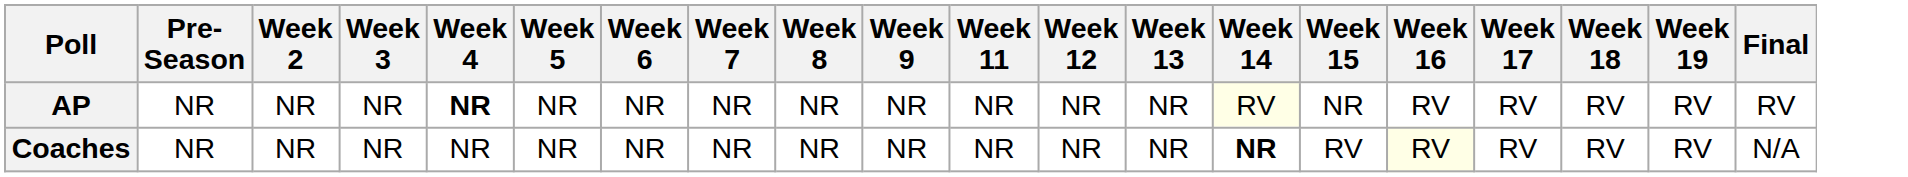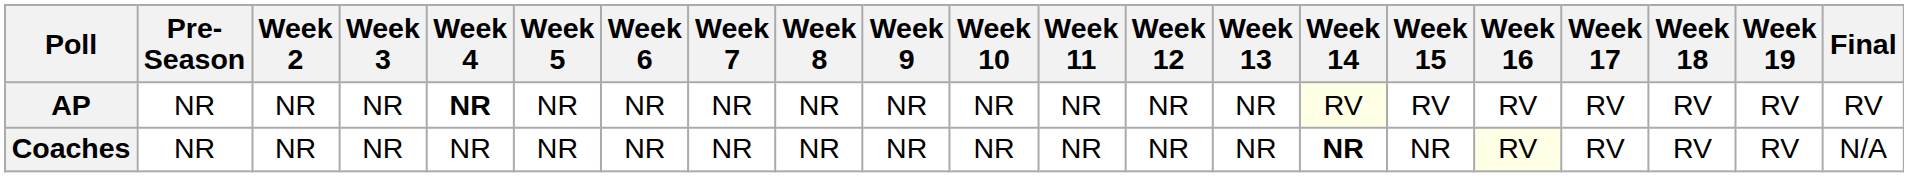+ column: (994, 44)
(1343, 105) NR -> (1431, 105) RV
(1343, 150) RV -> (1431, 150) NR
